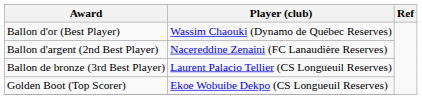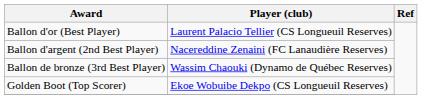(281, 31) Wassim Chaouki (Dynamo de Québec Reserves) -> (281, 31) Laurent Palacio Tellier (CS Longueuil Reserves)
(281, 67) Laurent Palacio Tellier (CS Longueuil Reserves) -> (281, 67) Wassim Chaouki (Dynamo de Québec Reserves)
